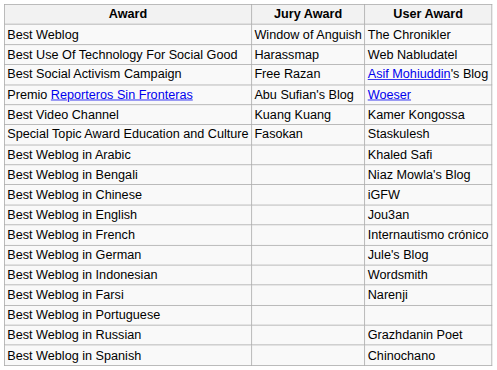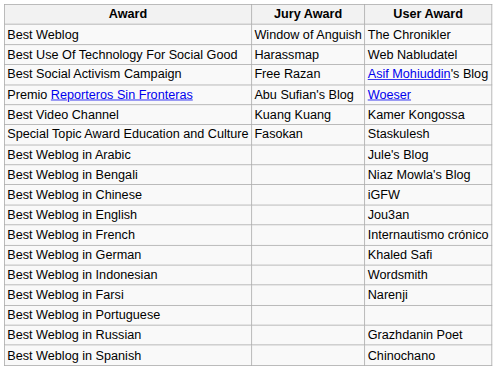(400, 154) Khaled Safi -> (398, 154) Jule's Blog
(398, 255) Jule's Blog -> (400, 255) Khaled Safi
